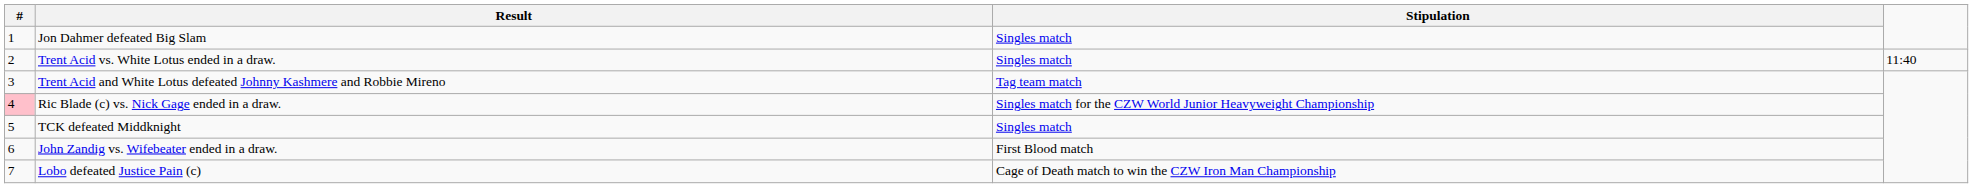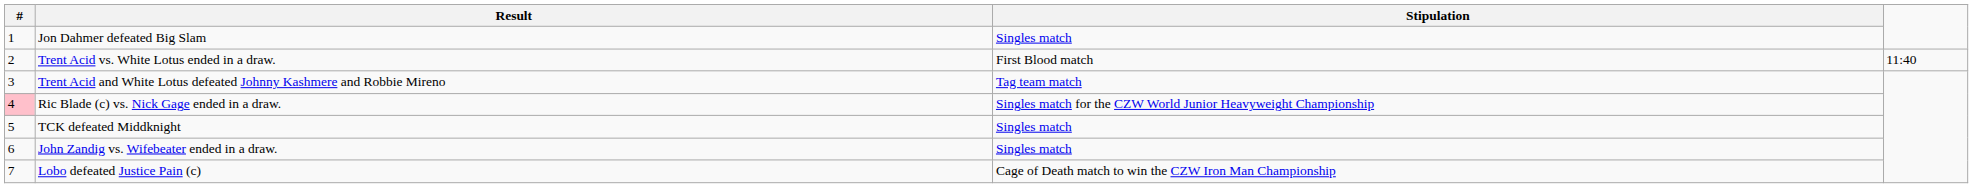(1034, 59) Singles match -> (1045, 59) First Blood match
(1045, 148) First Blood match -> (1034, 148) Singles match
